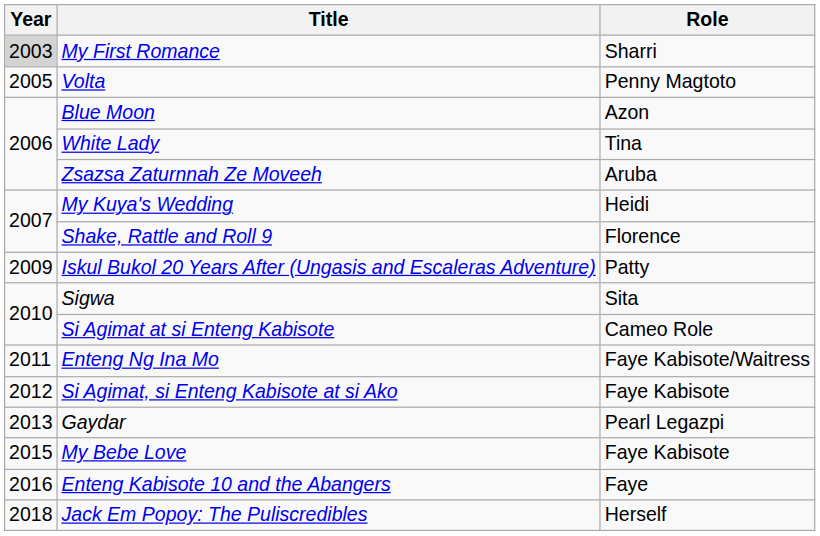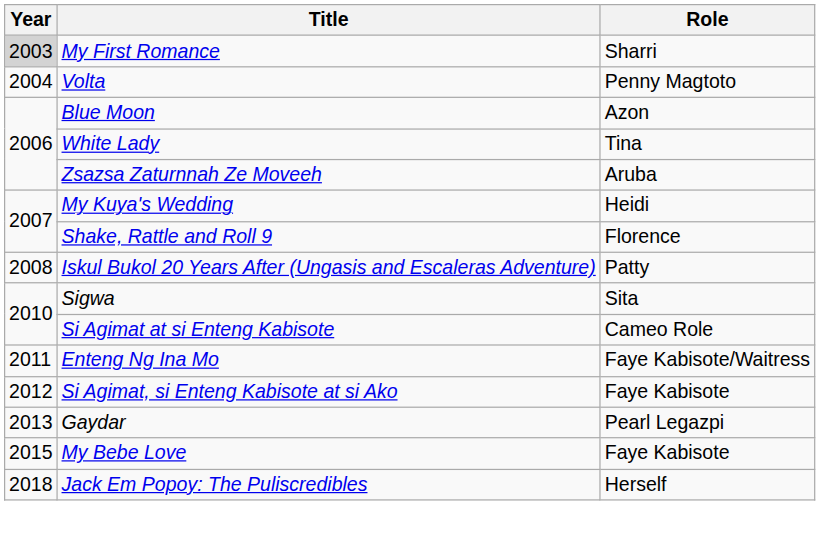(31, 81) 2005 -> (31, 81) 2004
(31, 267) 2009 -> (31, 267) 2008
- row: (226, 484)
